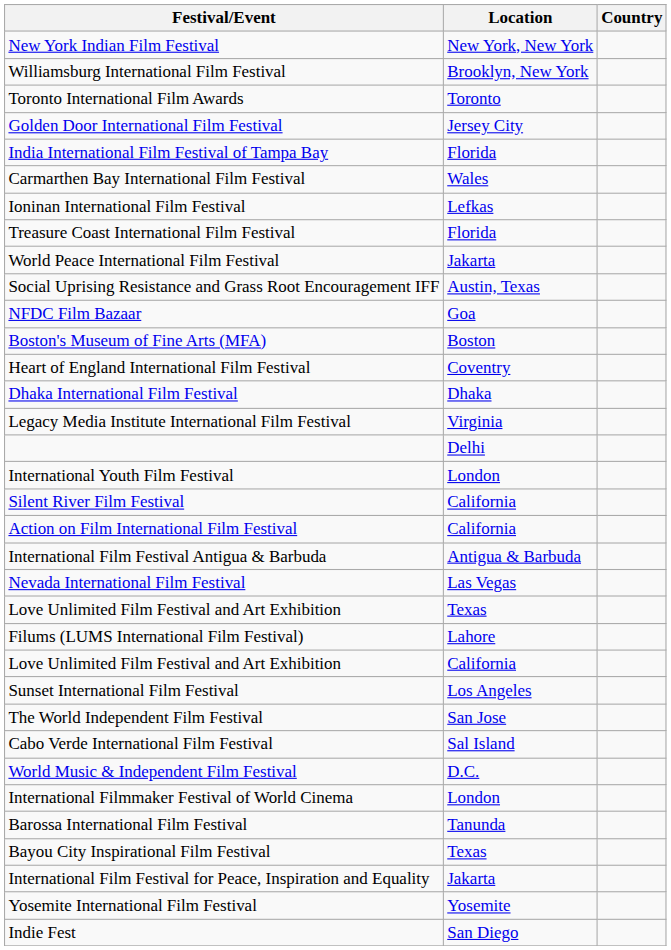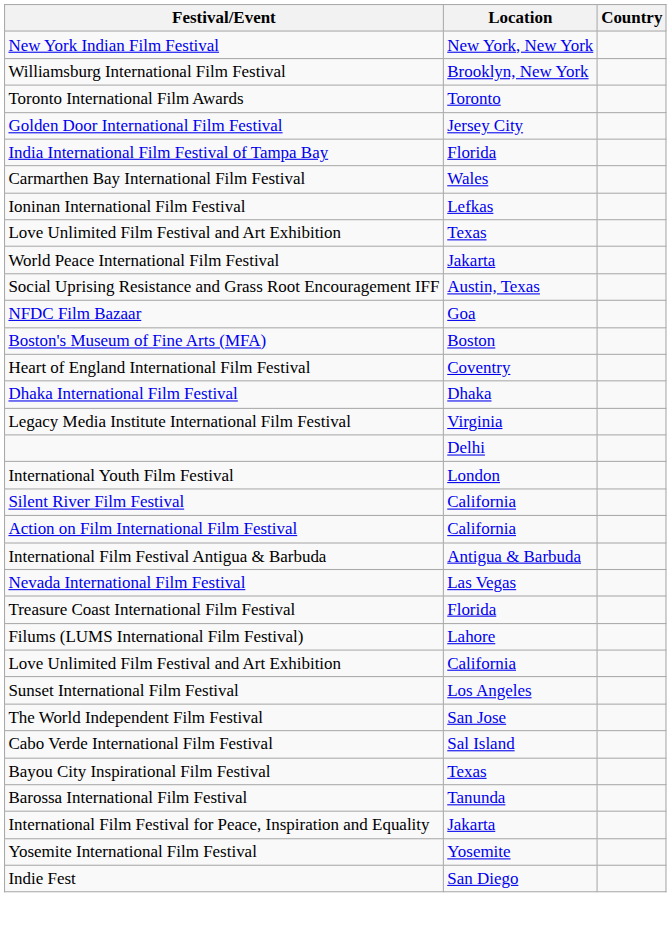rows swapped: (152, 233) <-> (175, 609)
- row: (153, 771)
- row: (181, 797)
rows swapped: (128, 824) <-> (139, 851)
